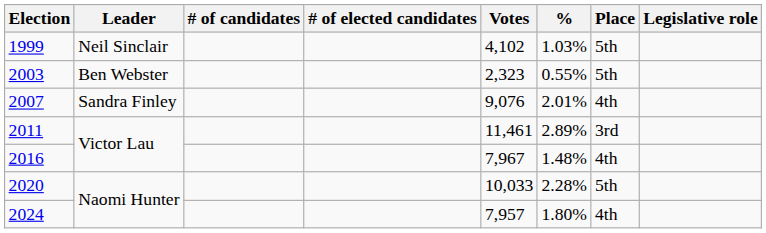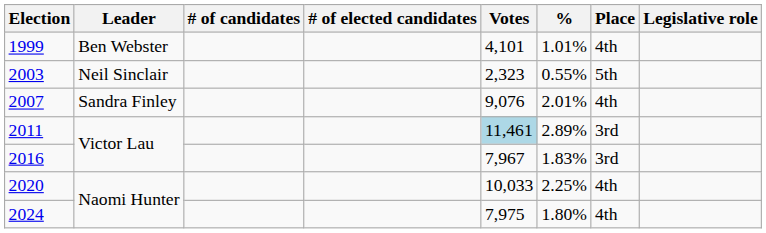(123, 46) Neil Sinclair -> (123, 46) Ben Webster
(505, 46) 4,102 -> (505, 46) 4,101
(564, 46) 1.03% -> (564, 46) 1.01%
(606, 46) 5th -> (606, 46) 4th
(123, 74) Ben Webster -> (123, 74) Neil Sinclair
(509, 130) no background -> (509, 130) lightblue background
(564, 158) 1.48% -> (564, 158) 1.83%
(606, 158) 4th -> (607, 158) 3rd
(564, 185) 2.28% -> (564, 185) 2.25%
(606, 185) 5th -> (606, 185) 4th
(505, 213) 7,957 -> (505, 213) 7,975
